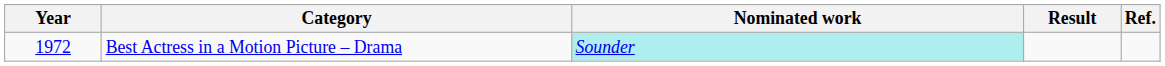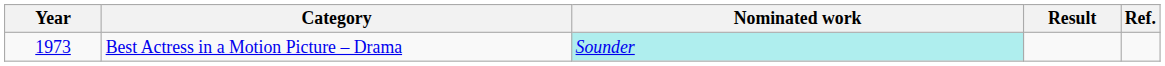(53, 46) 1972 -> (53, 46) 1973
